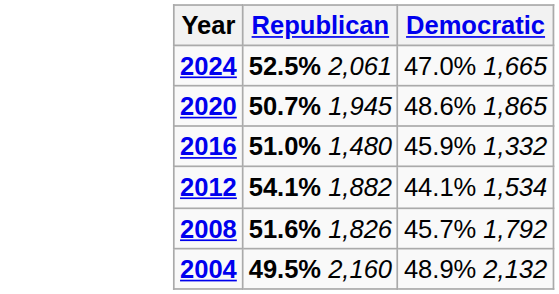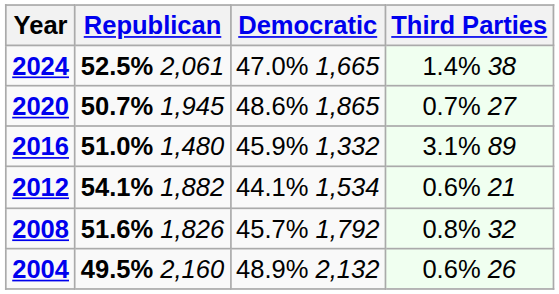+ column: (469, 26)
